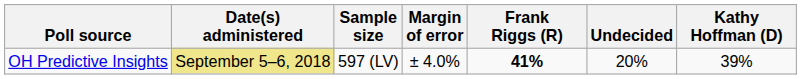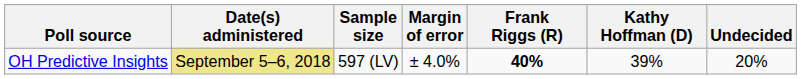columns swapped: (737, 27) <-> (632, 36)
(527, 61) 41% -> (527, 61) 40%
